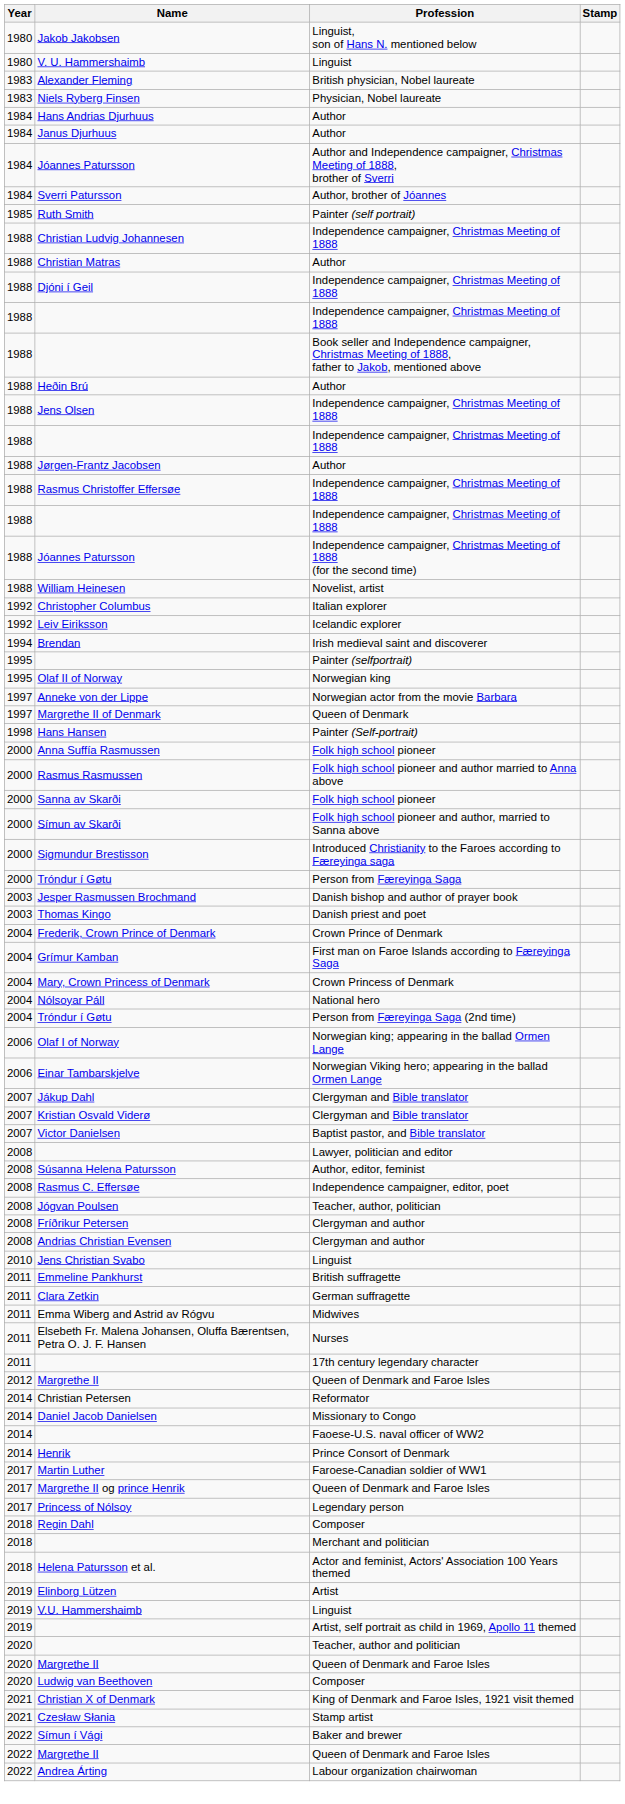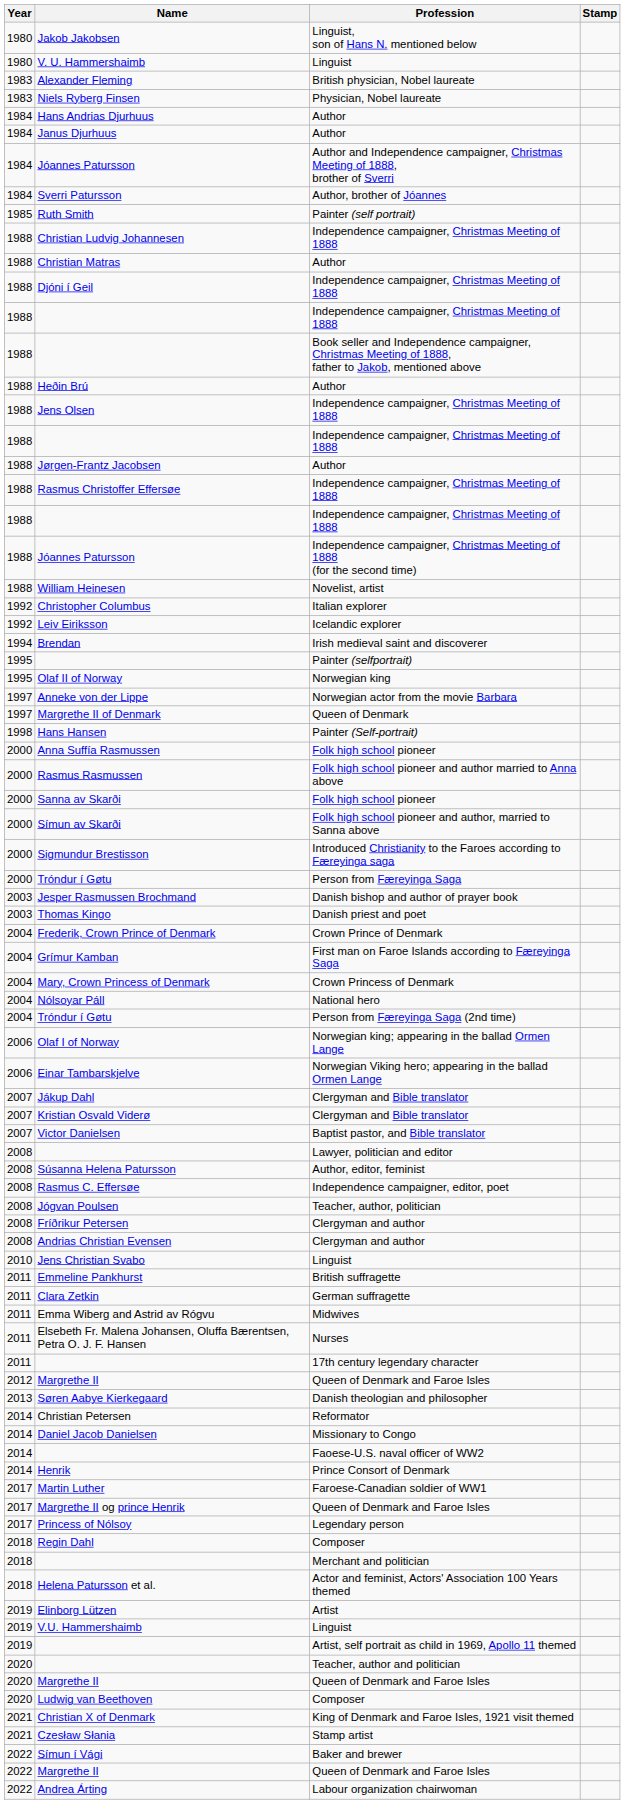+ row: (20, 1398)
